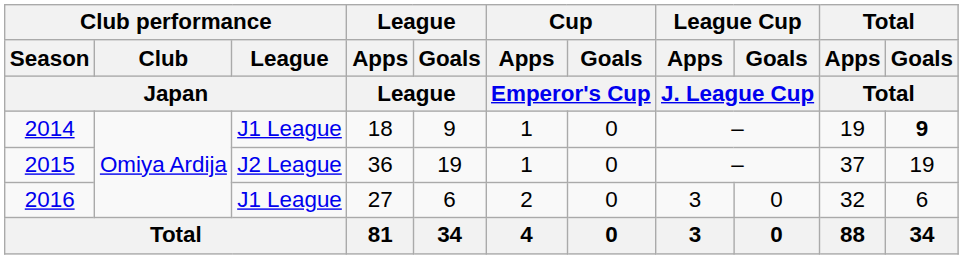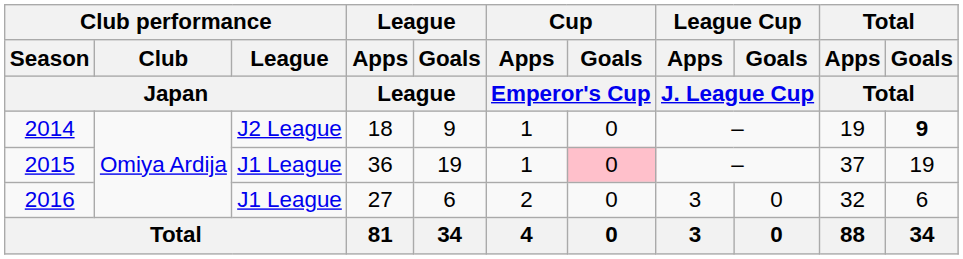(290, 128) J1 League -> (290, 128) J2 League
(290, 164) J2 League -> (290, 164) J1 League
(611, 164) no background -> (611, 164) pink background
